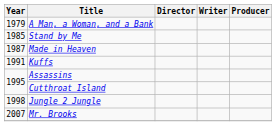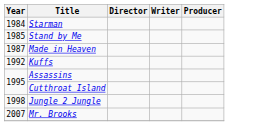- row: (91, 24)
+ row: (46, 24)
(16, 62) 1991 -> (16, 62) 1992
